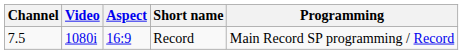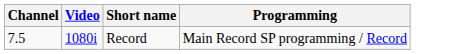- column: (127, 15)
